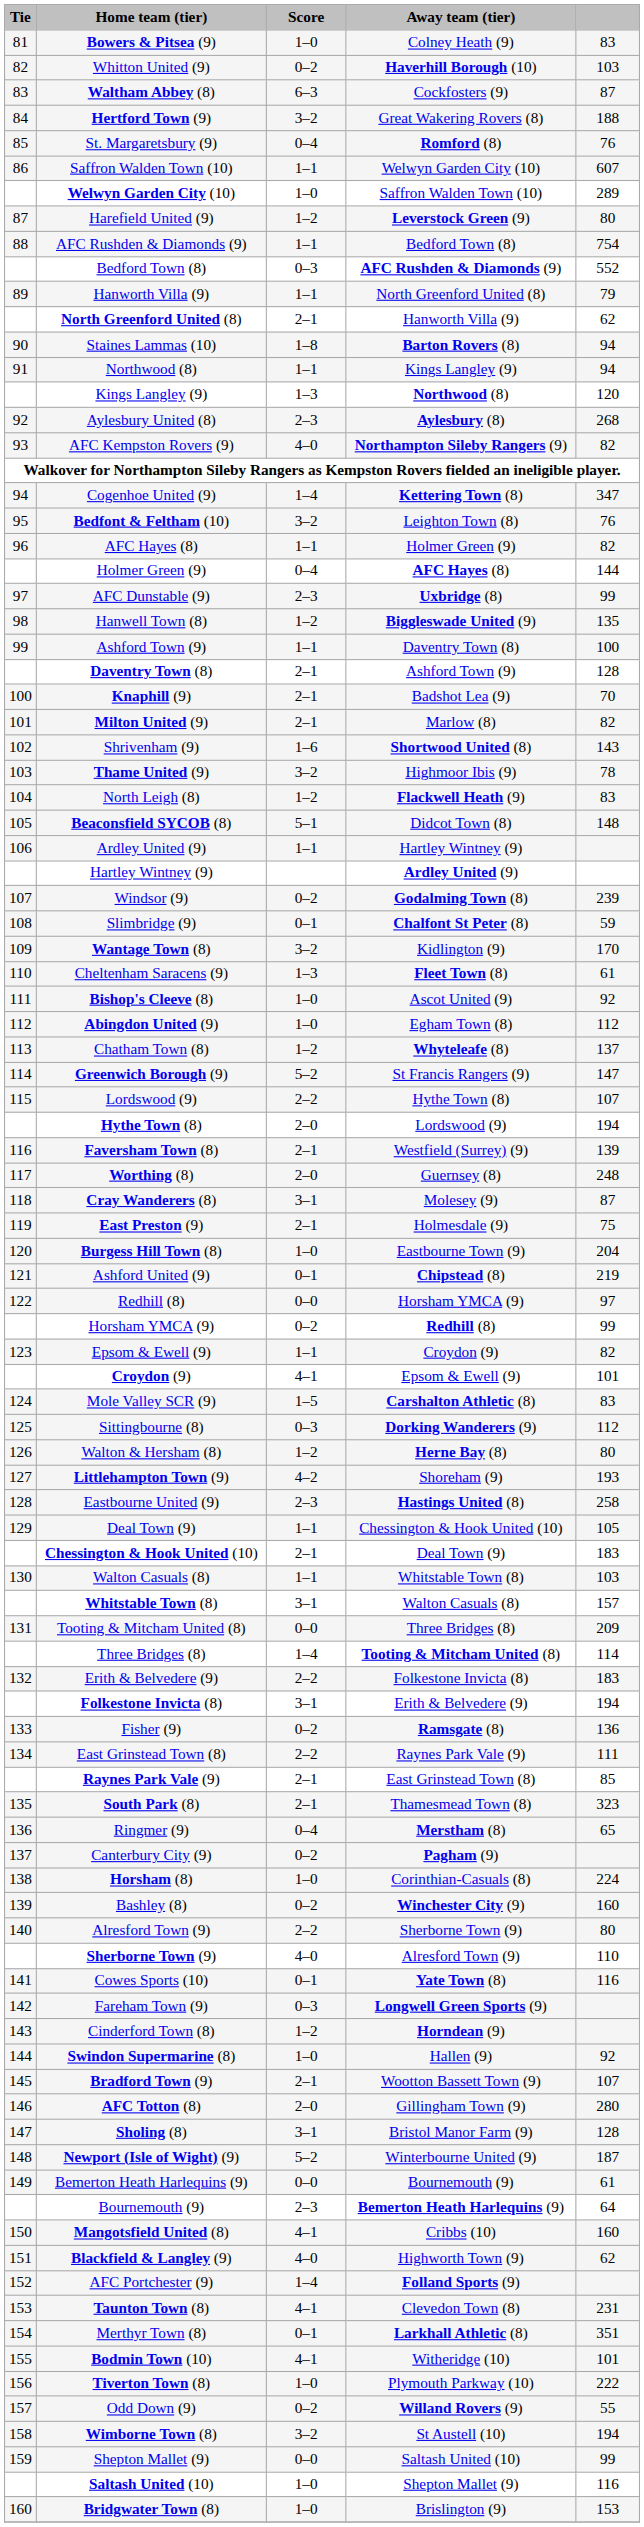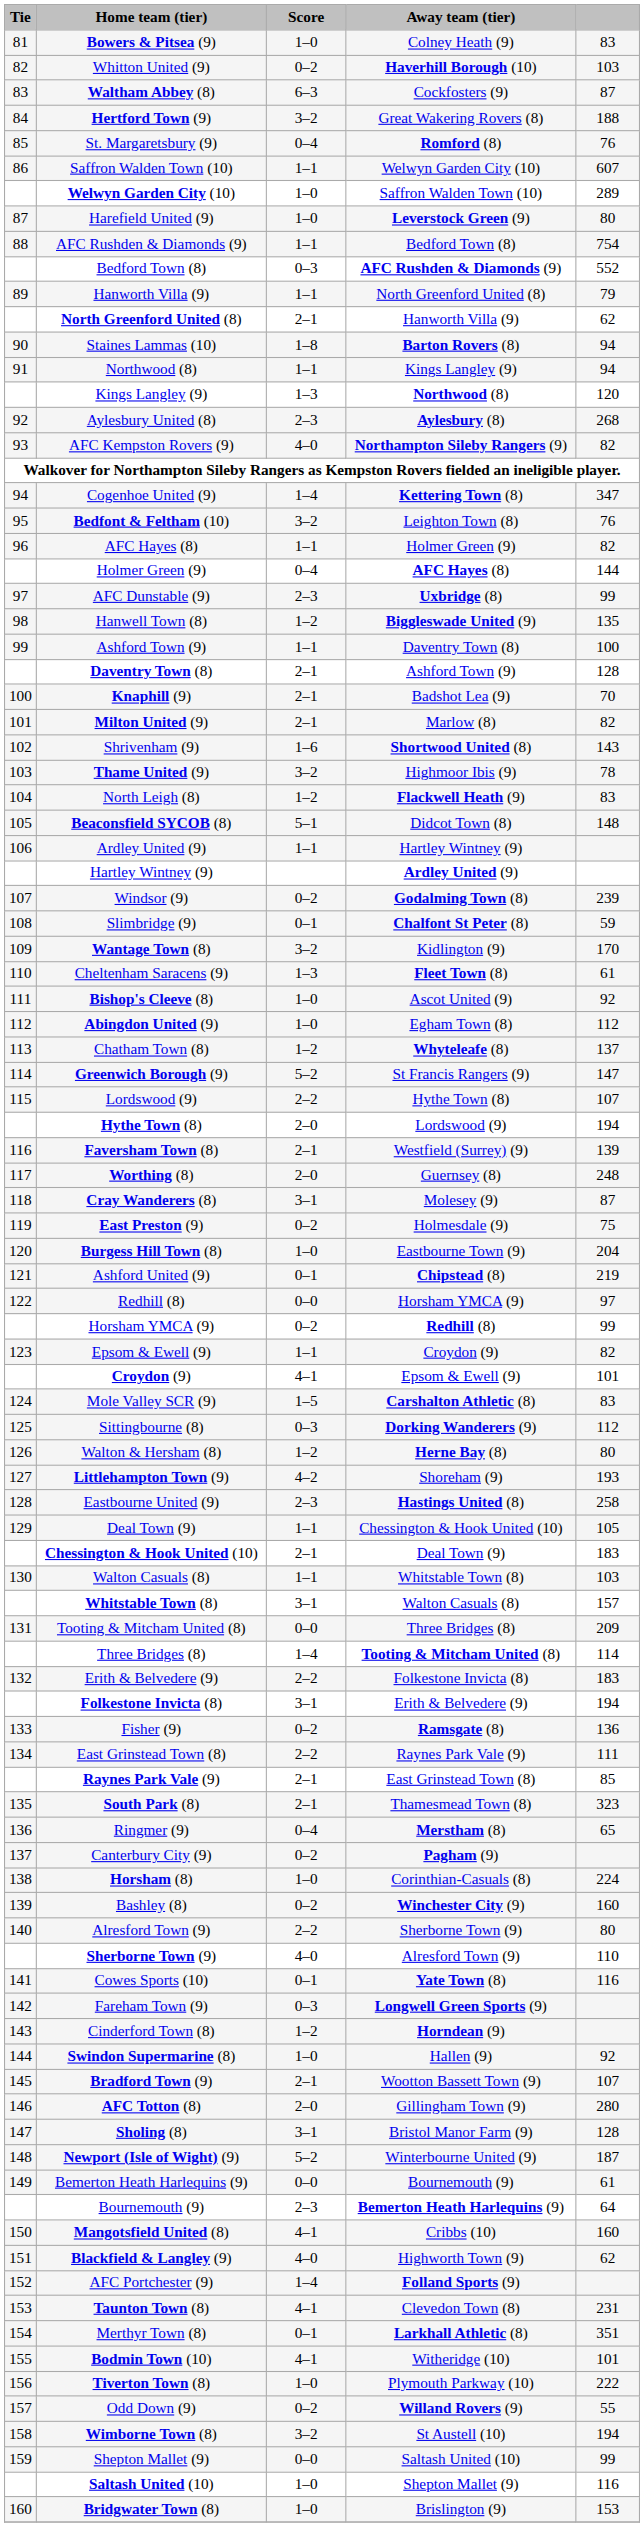(306, 218) 1–2 -> (306, 218) 1–0
(306, 1225) 2–1 -> (306, 1225) 0–2
